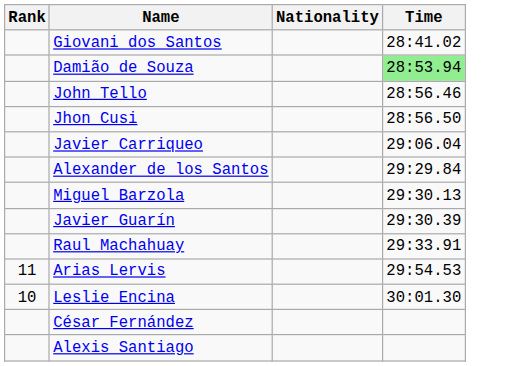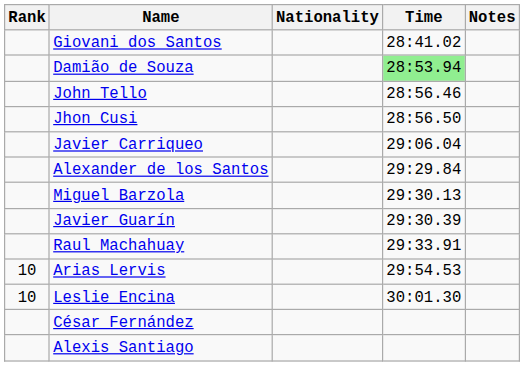+ column: (492, 17)
(27, 272) 11 -> (27, 272) 10
